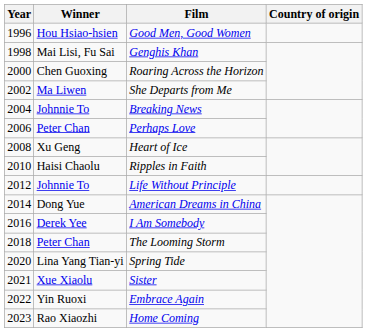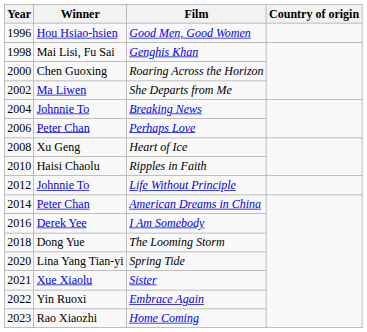(61, 204) Dong Yue -> (63, 204) Peter Chan
(63, 242) Peter Chan -> (61, 242) Dong Yue
